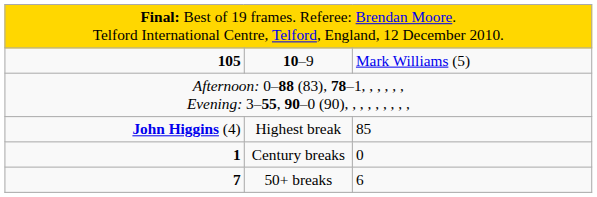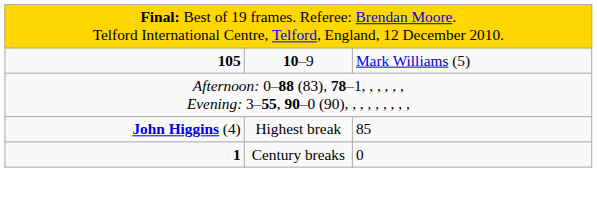- row: (298, 180)
